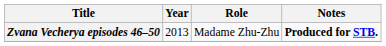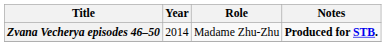(177, 32) 2013 -> (177, 32) 2014
